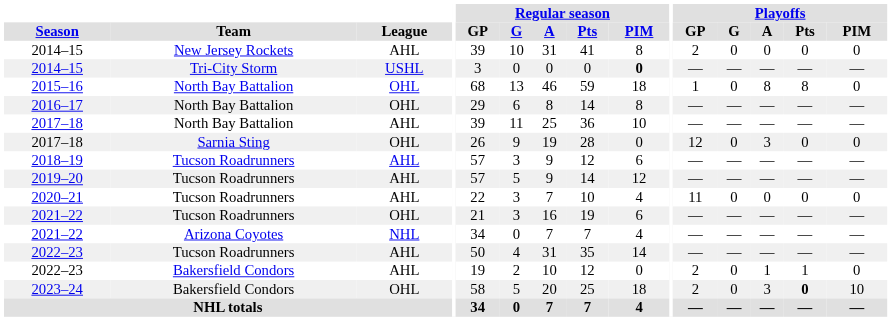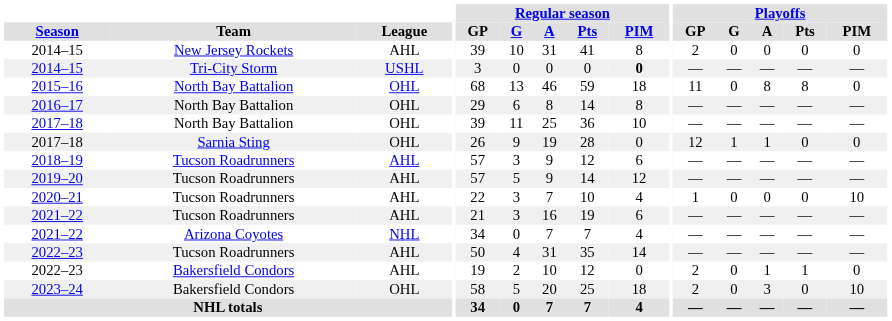(695, 86) 1 -> (695, 86) 11
(404, 123) AHL -> (404, 123) OHL
(734, 142) 0 -> (734, 142) 1
(767, 142) 3 -> (767, 142) 1
(695, 197) 11 -> (695, 197) 1
(857, 197) 0 -> (857, 197) 10
(404, 215) OHL -> (404, 215) AHL
(805, 289) bold -> (805, 289) normal
